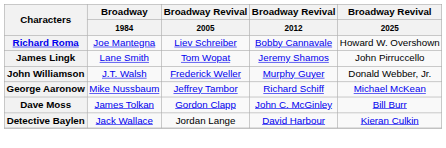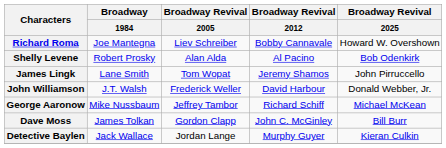+ row: (46, 58)
(294, 74) Murphy Guyer -> (294, 89) David Harbour
(294, 120) David Harbour -> (294, 136) Murphy Guyer
